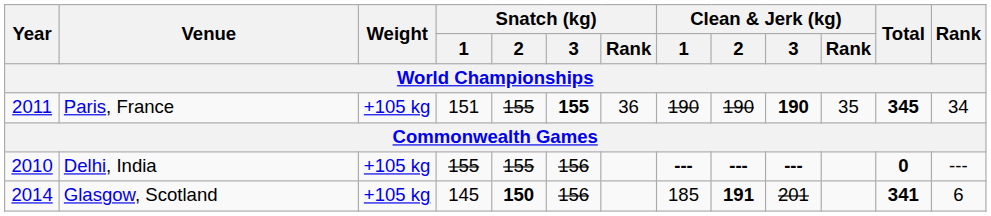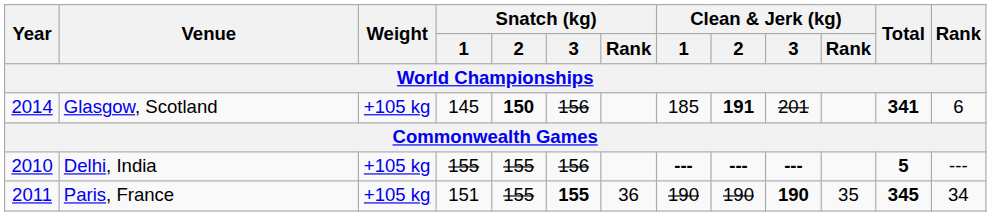rows swapped: (119, 107) <-> (141, 195)
(903, 166) 0 -> (903, 166) 5
